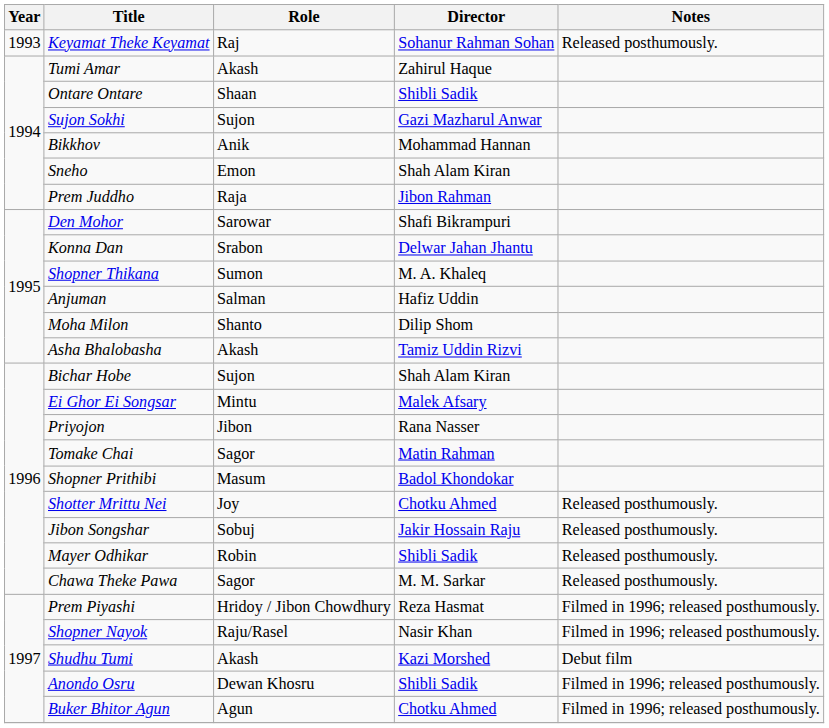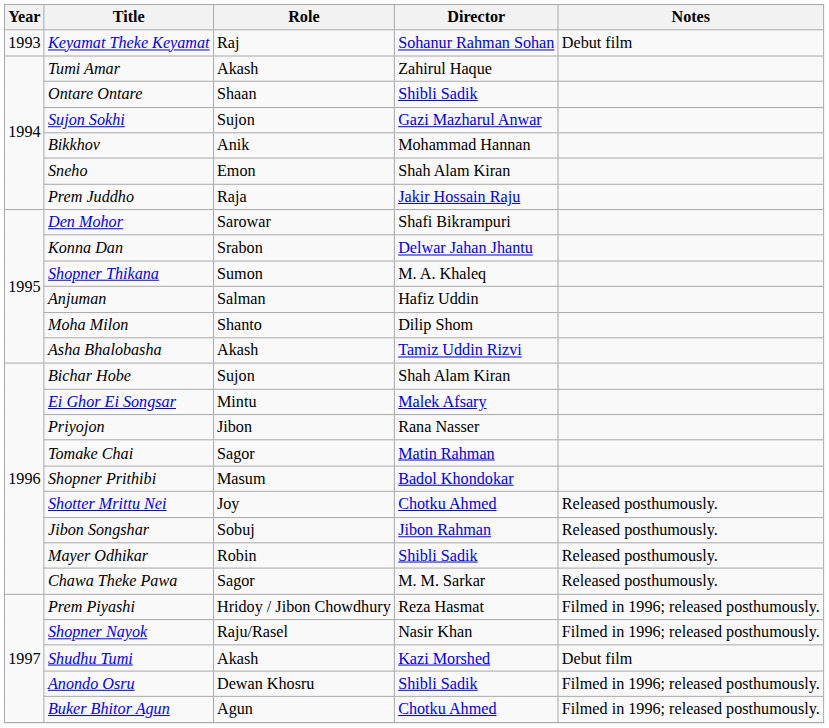(640, 42) Released posthumously. -> (597, 42) Debut film
(445, 196) Jibon Rahman -> (459, 196) Jakir Hossain Raju
(459, 529) Jakir Hossain Raju -> (445, 529) Jibon Rahman
